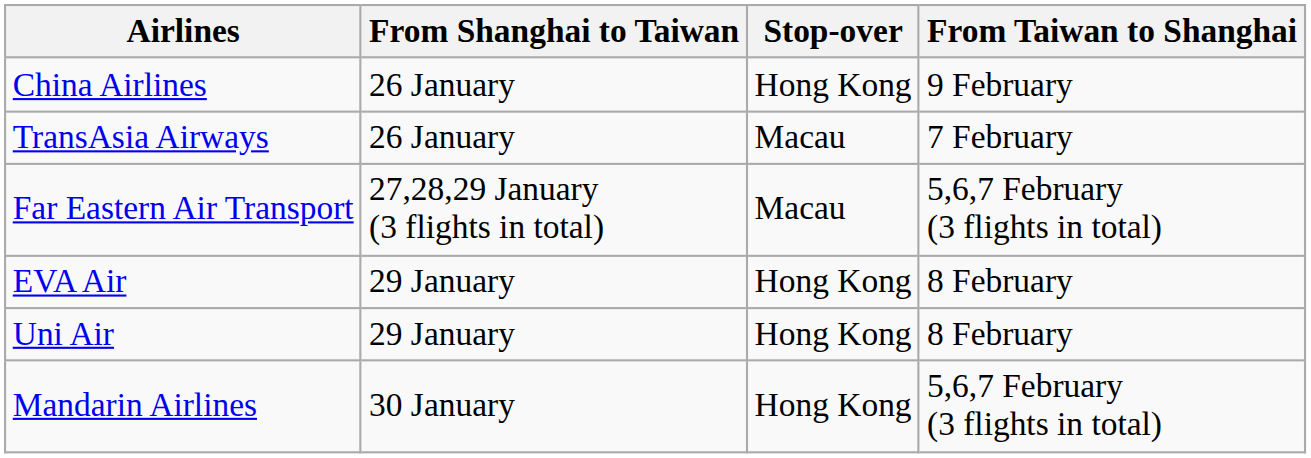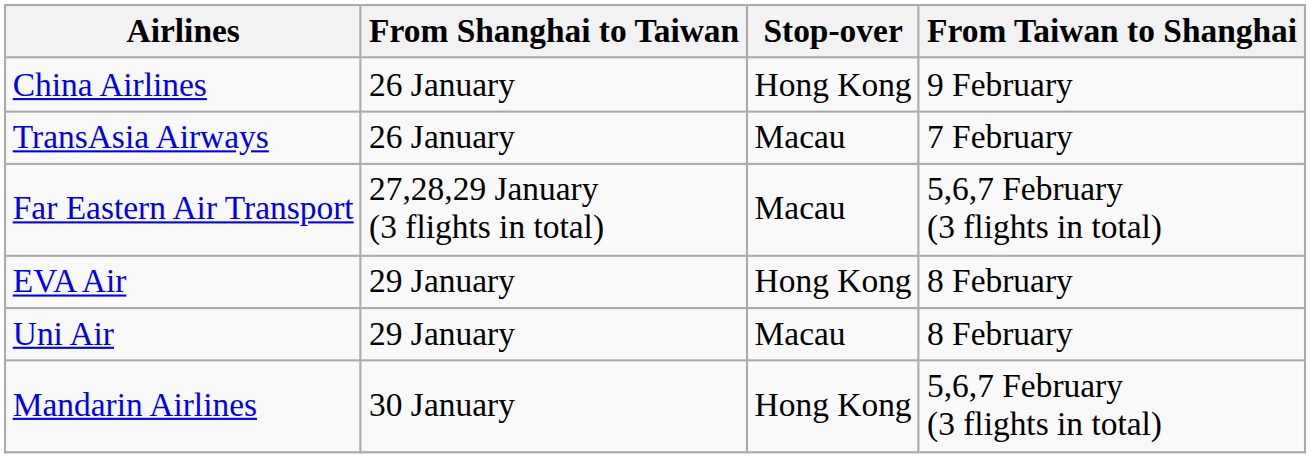(833, 333) Hong Kong -> (800, 333) Macau
